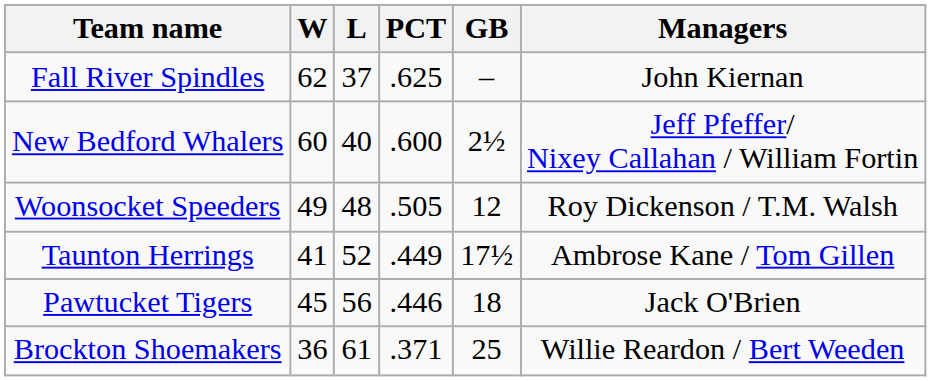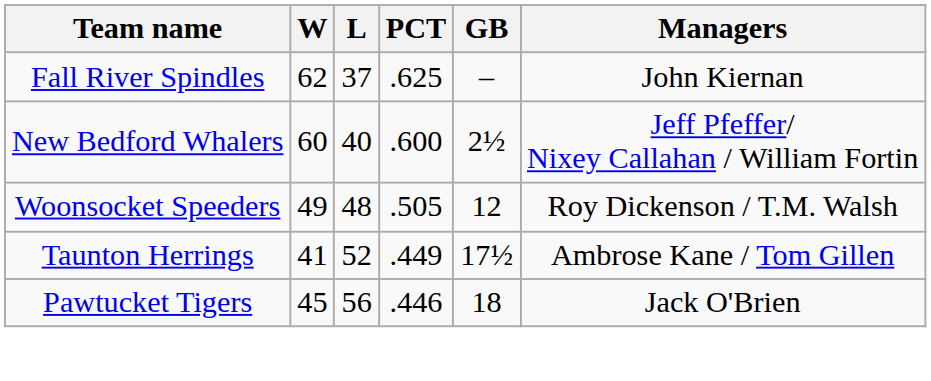- row: (148, 350)
